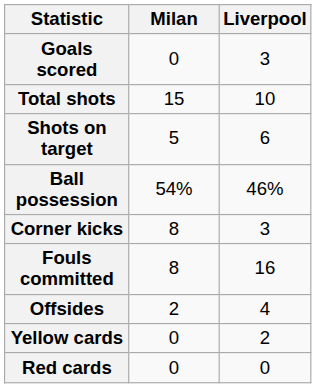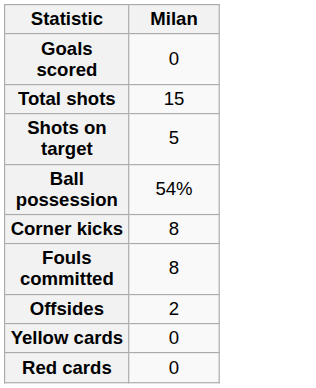- column: (265, 19)
